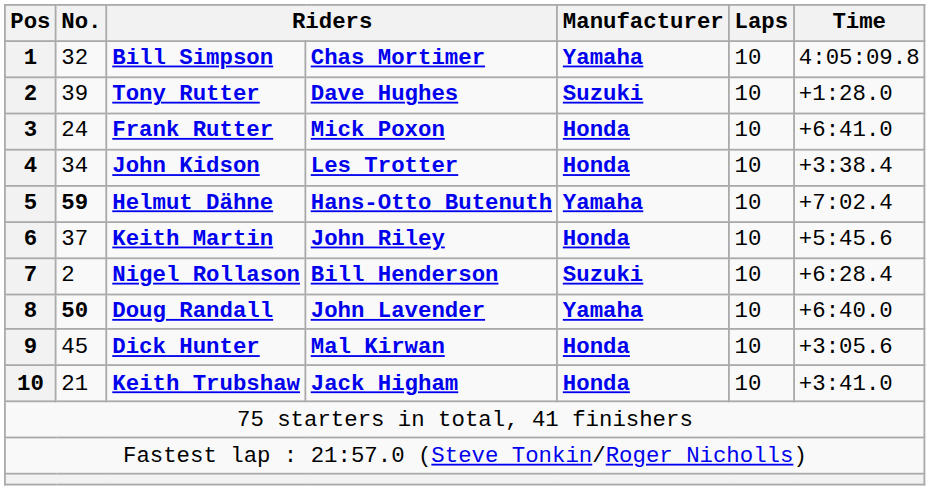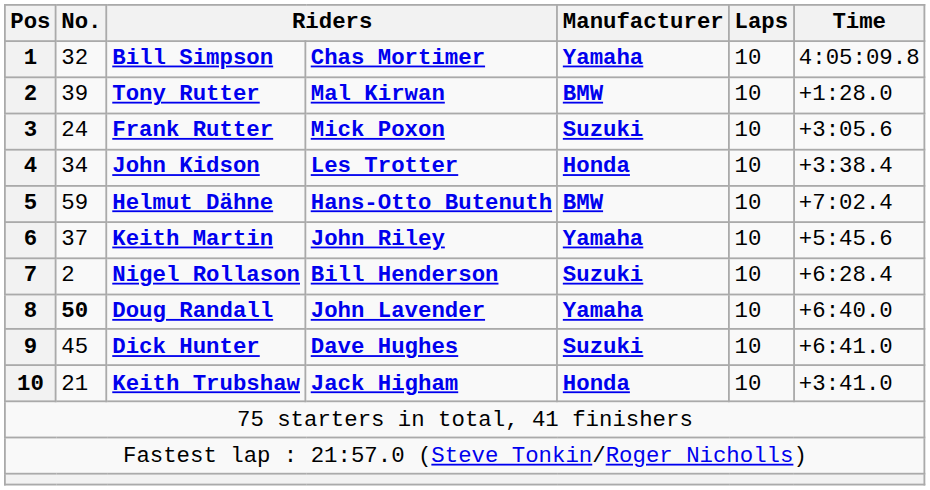(384, 95) Dave Hughes -> (378, 95) Mal Kirwan
(603, 95) Suzuki -> (583, 95) BMW
(596, 132) Honda -> (603, 132) Suzuki
(846, 132) +6:41.0 -> (846, 132) +3:05.6
(75, 204) bold -> (75, 204) normal
(603, 204) Yamaha -> (583, 204) BMW
(596, 240) Honda -> (603, 240) Yamaha
(378, 348) Mal Kirwan -> (384, 348) Dave Hughes
(596, 348) Honda -> (603, 348) Suzuki
(846, 348) +3:05.6 -> (846, 348) +6:41.0
